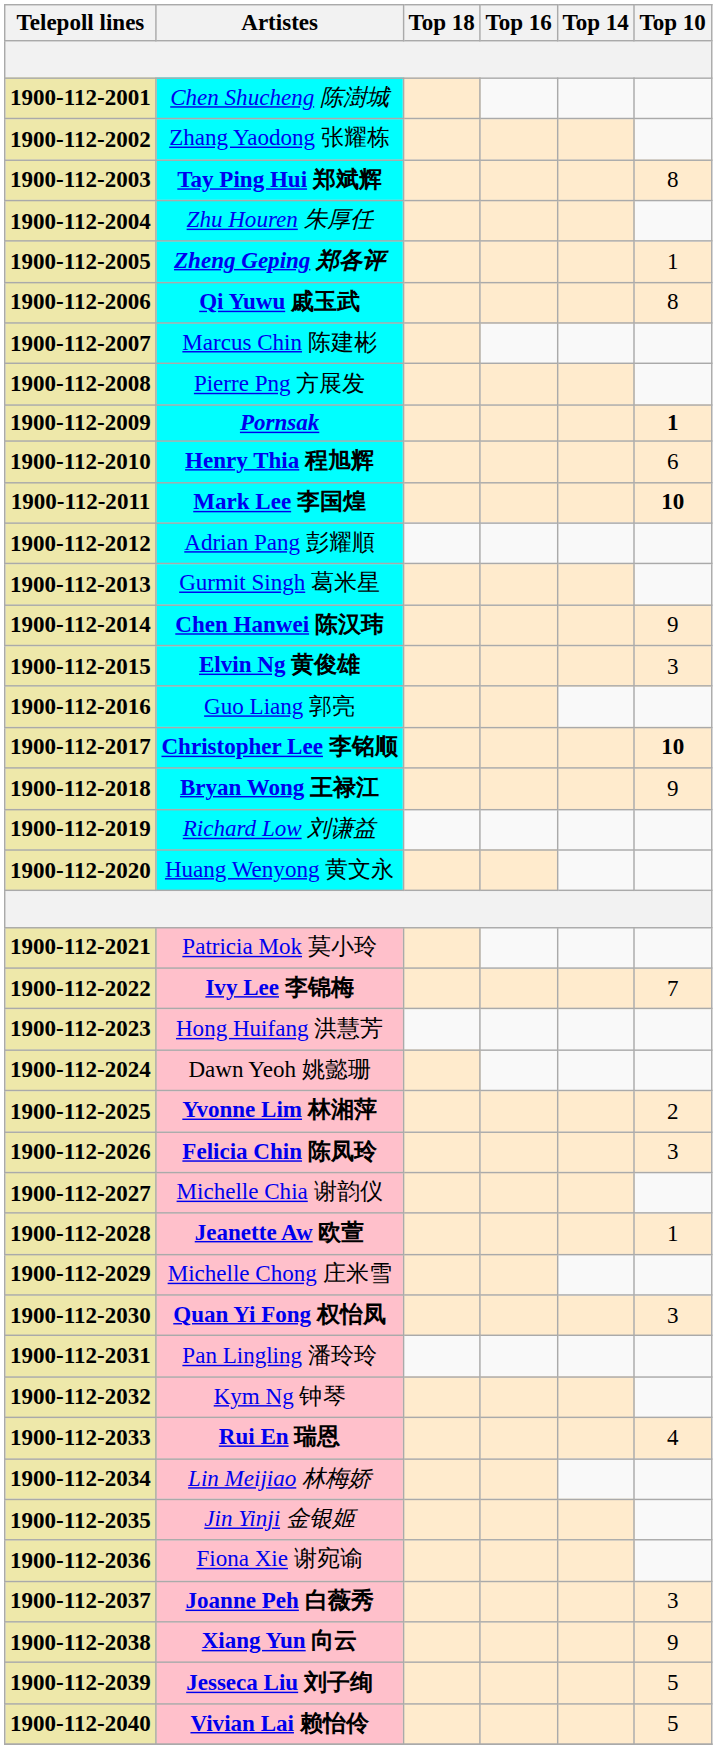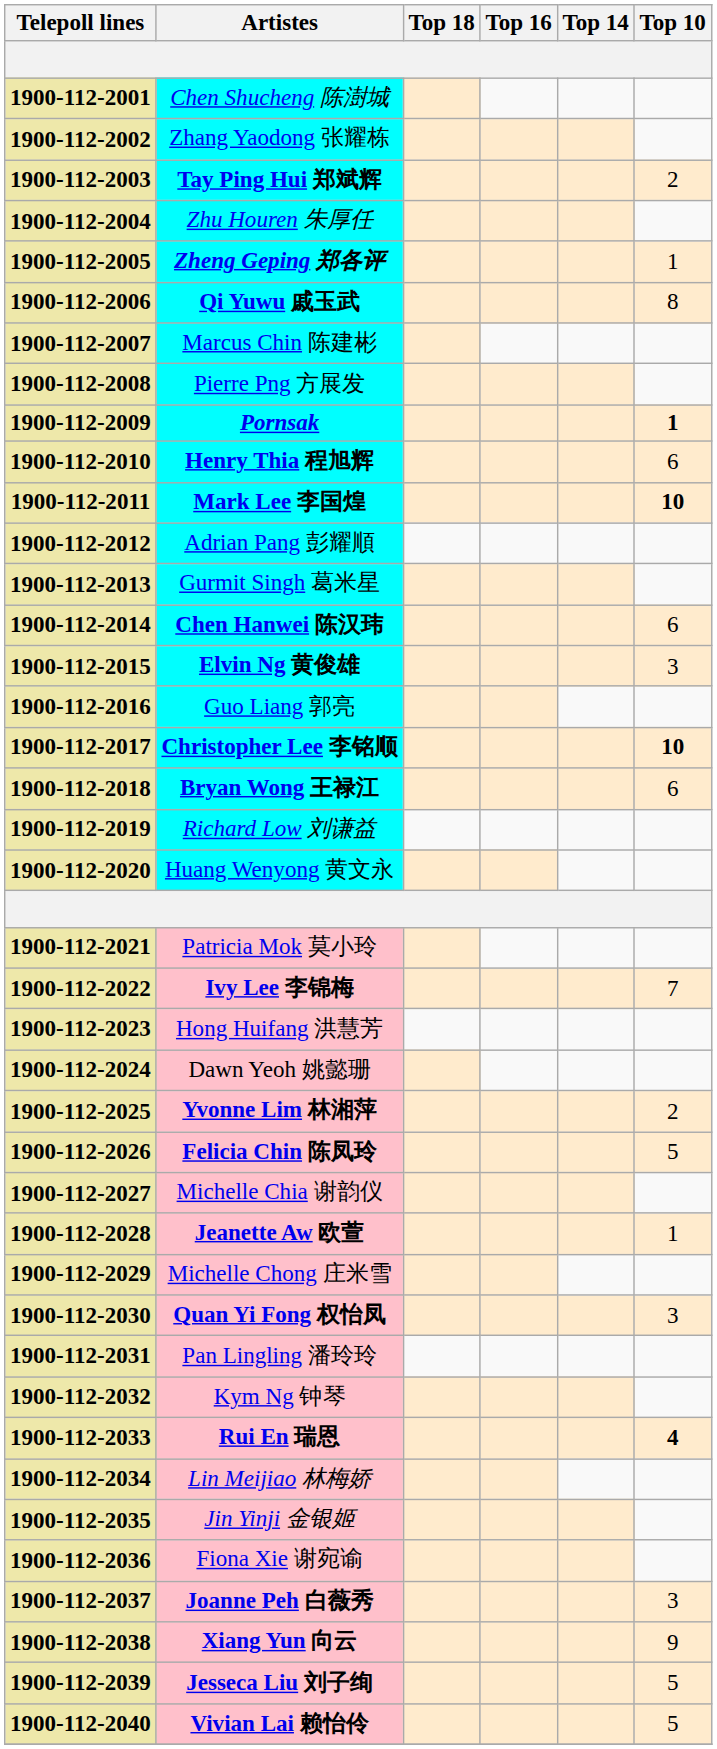(673, 179) 8 -> (673, 179) 2
(673, 624) 9 -> (673, 624) 6
(673, 788) 9 -> (673, 788) 6
(673, 1151) 3 -> (673, 1151) 5
(673, 1437) normal -> (673, 1437) bold
